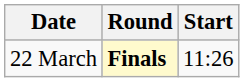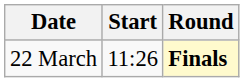columns swapped: (208, 22) <-> (140, 22)
